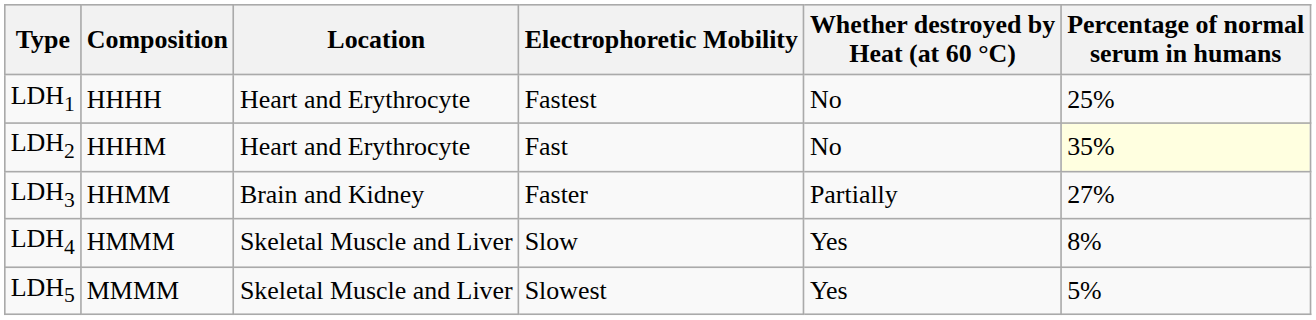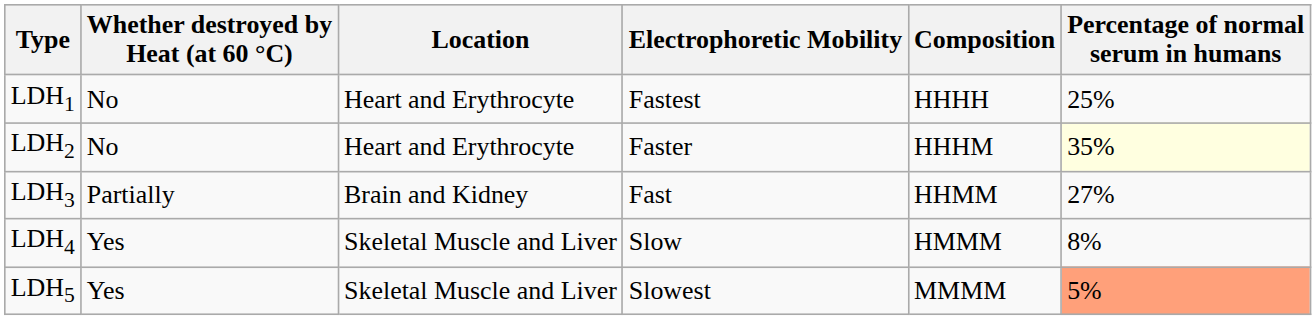columns swapped: (157, 39) <-> (933, 39)
(546, 146) Fast -> (660, 146) Faster
(556, 194) Faster -> (650, 194) Fast
(1084, 290) no background -> (1084, 290) lightsalmon background
